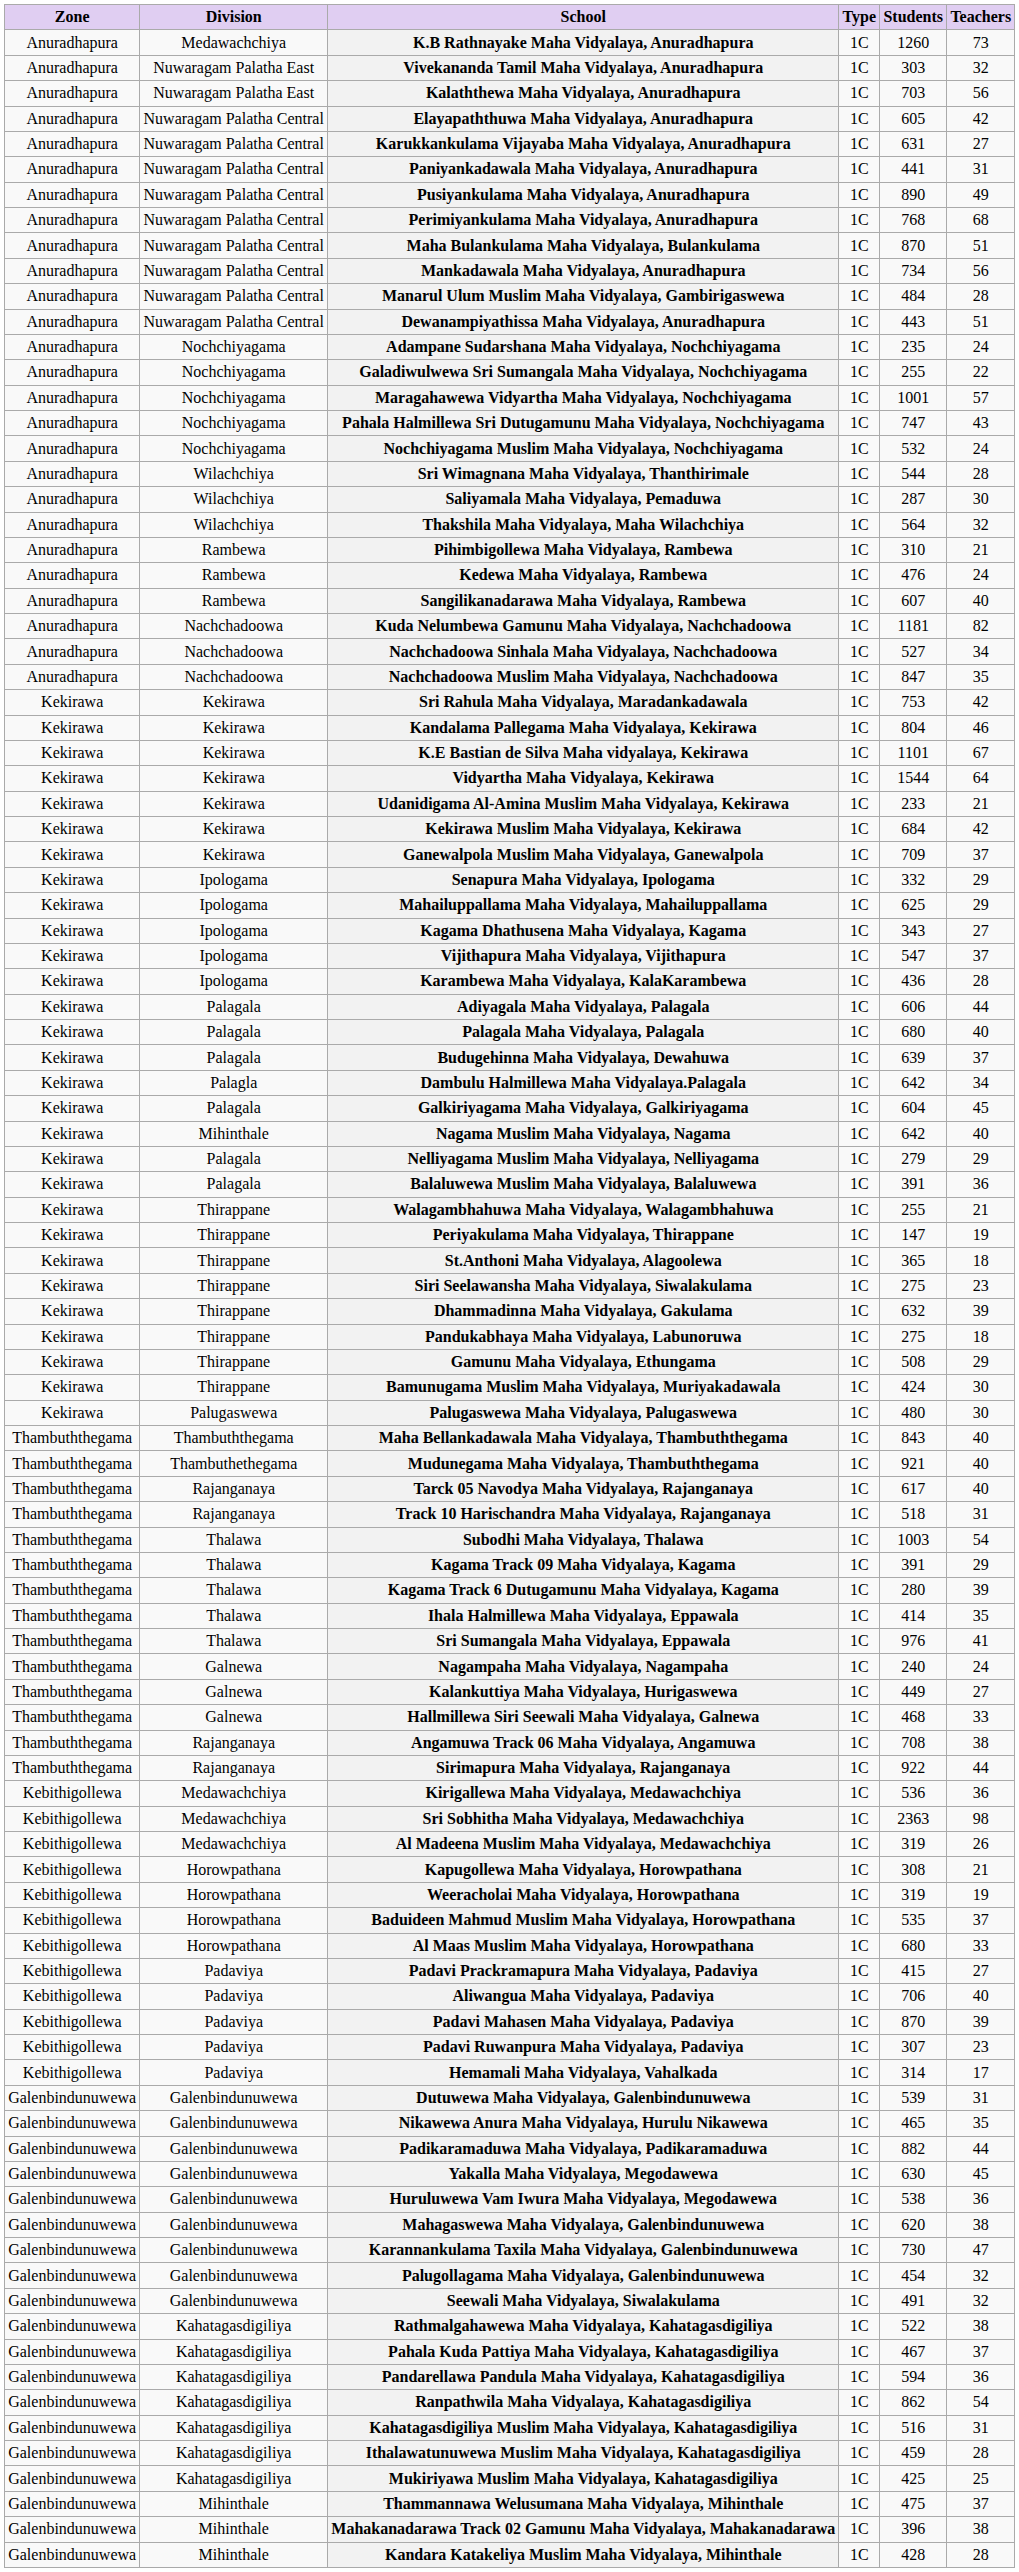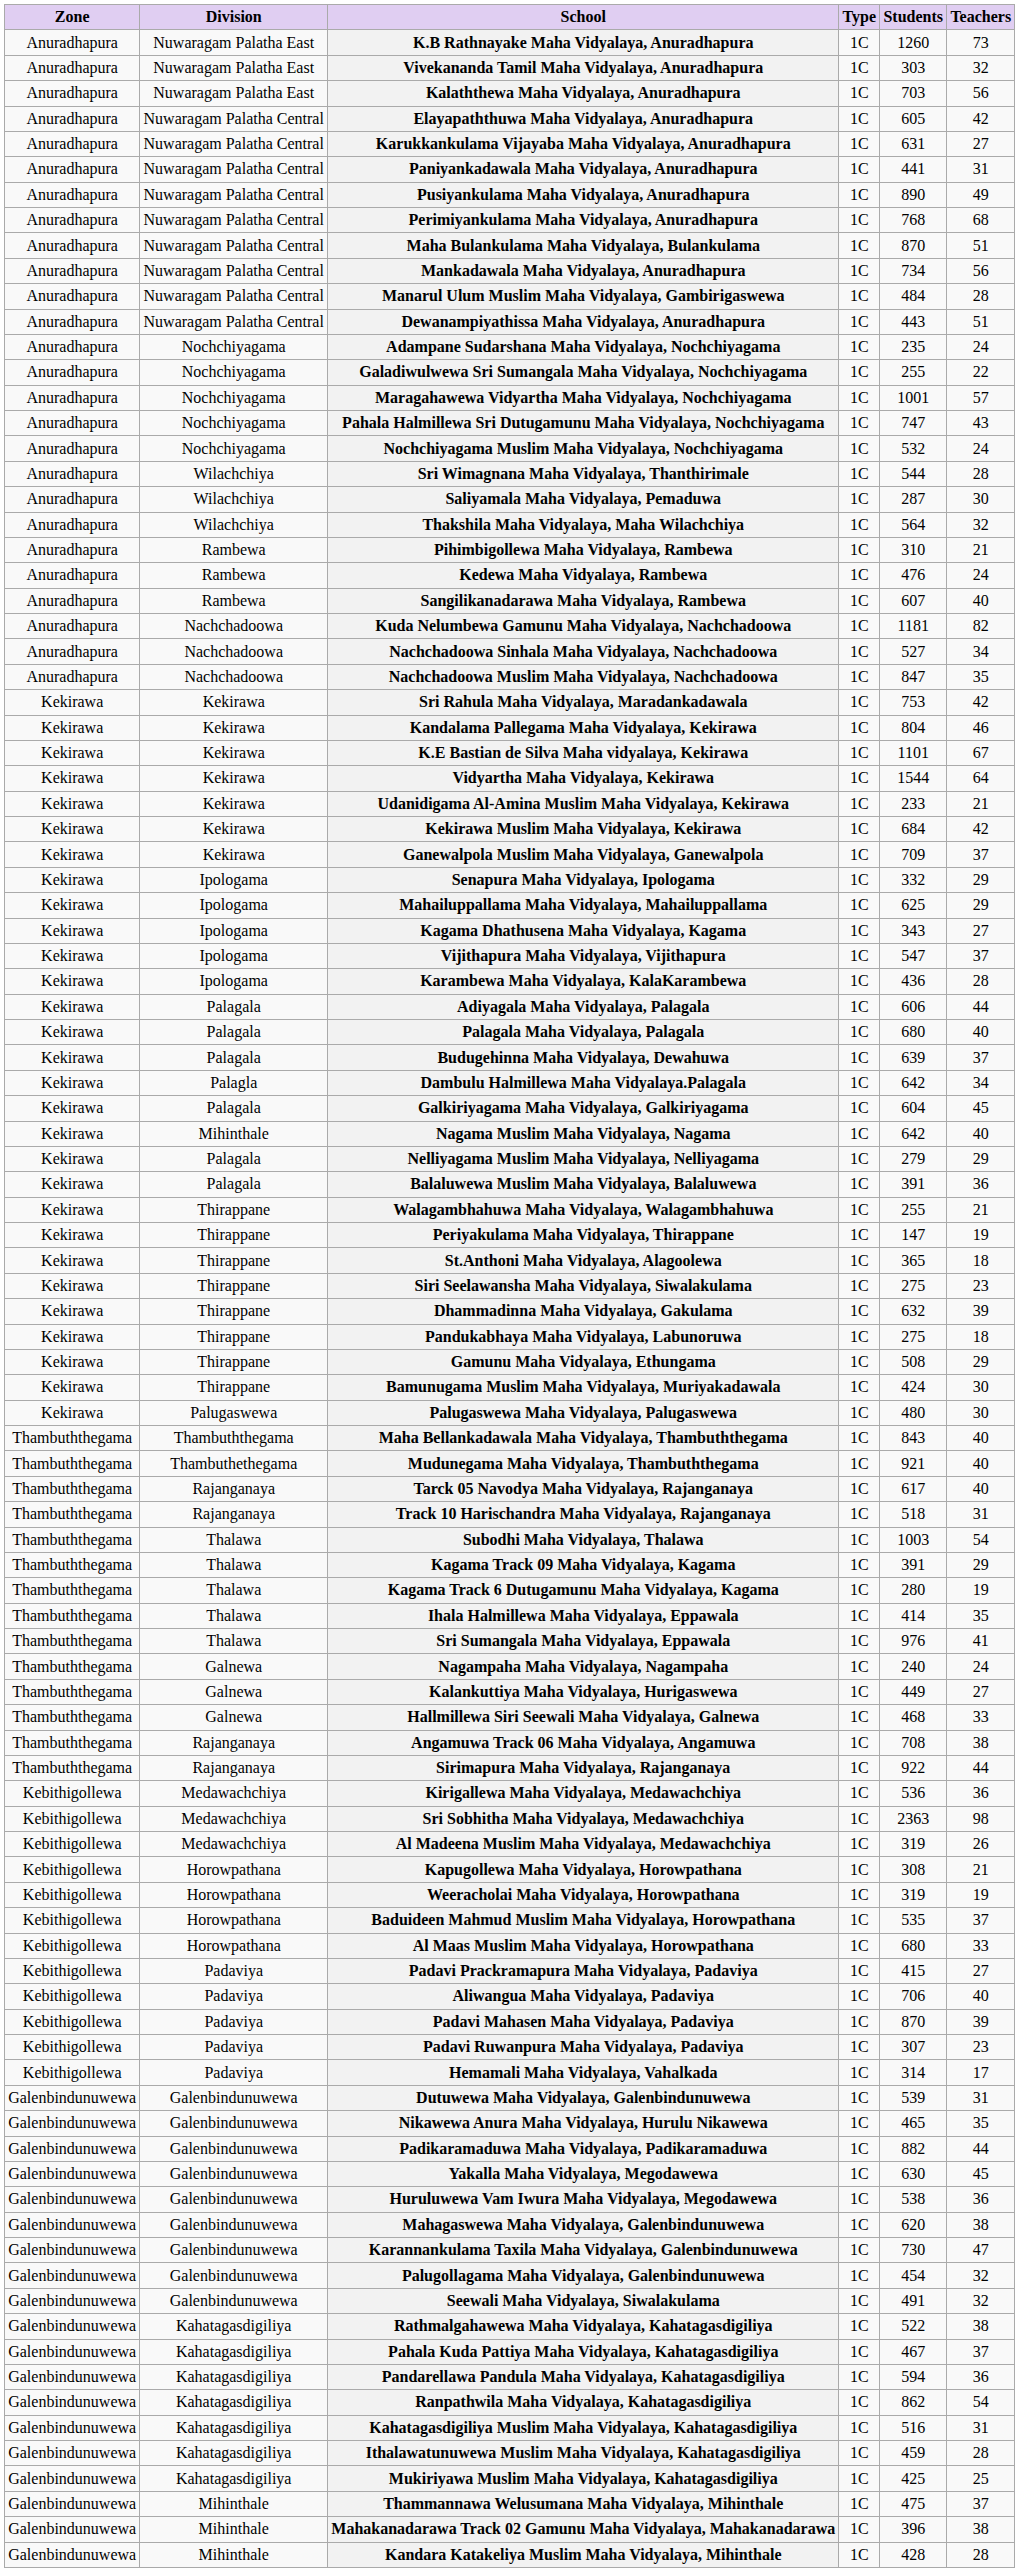(234, 42) Medawachchiya -> (234, 42) Nuwaragam Palatha East
(981, 1590) 39 -> (981, 1590) 19
